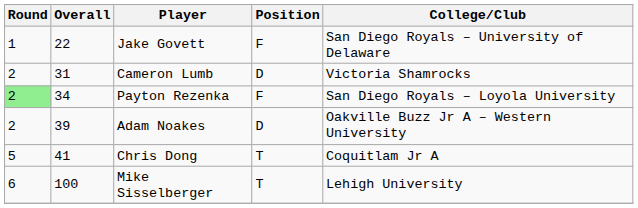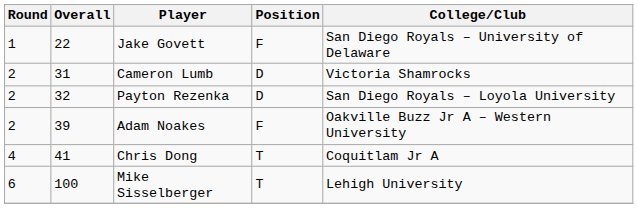(12, 96) lightgreen background -> (12, 96) no background
(62, 96) 34 -> (62, 96) 32
(259, 96) F -> (259, 96) D
(259, 126) D -> (259, 126) F
(12, 155) 5 -> (12, 155) 4
